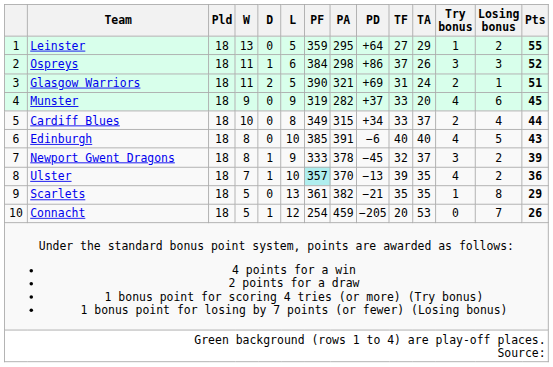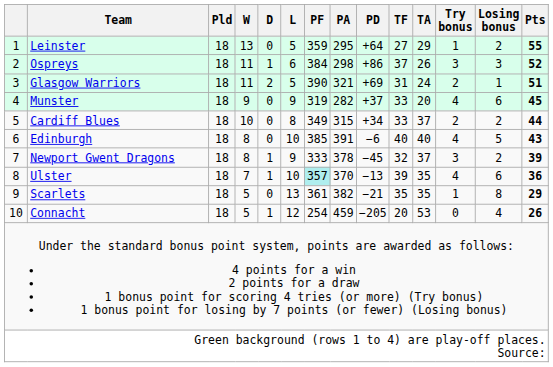(499, 120) 4 -> (499, 120) 2
(499, 176) 2 -> (499, 176) 6
(499, 213) 7 -> (499, 213) 4
